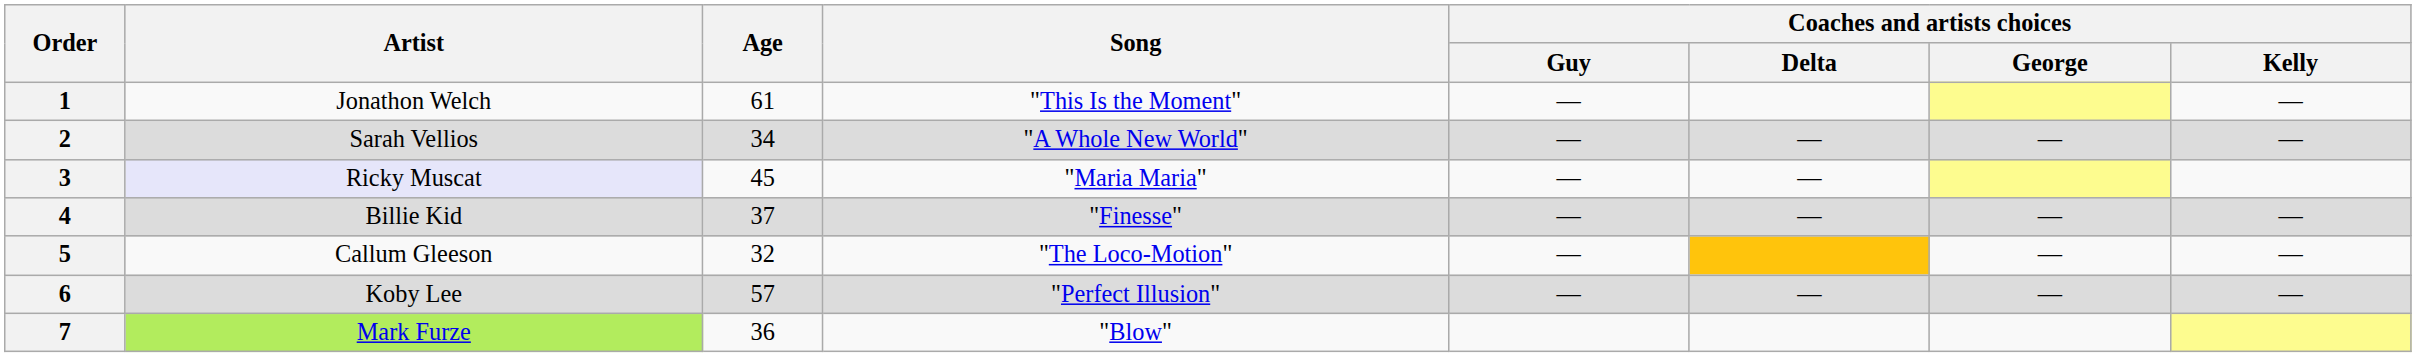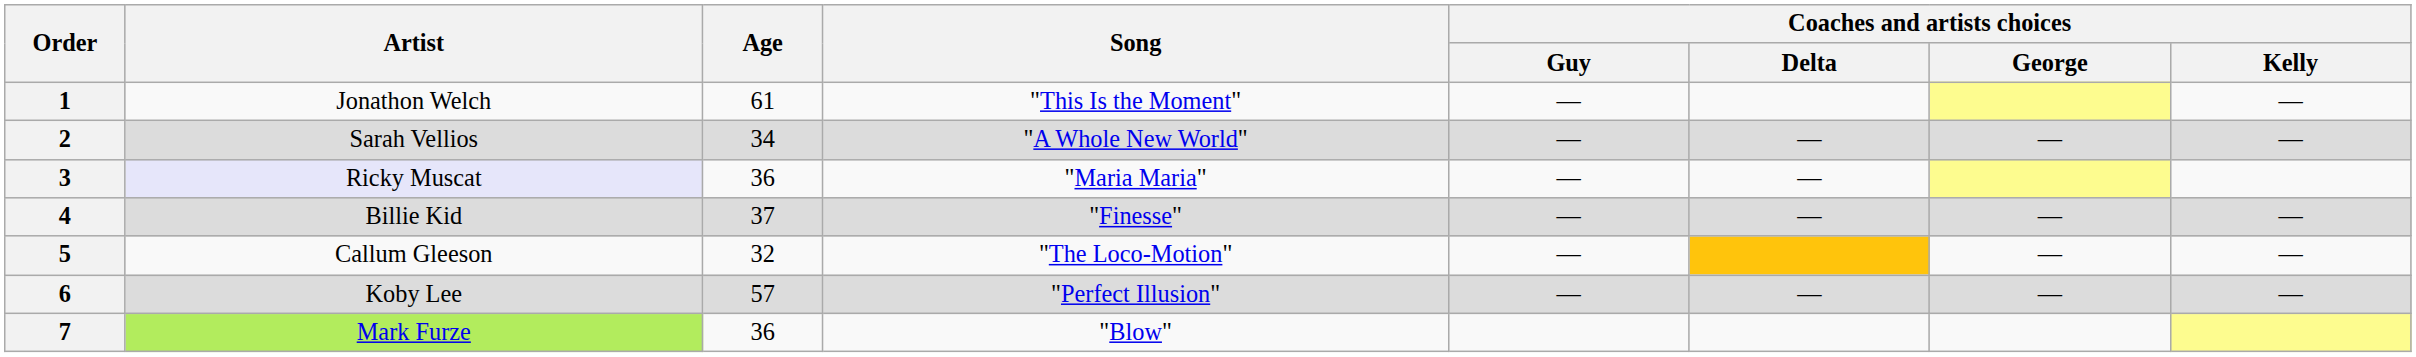(763, 178) 45 -> (763, 178) 36
